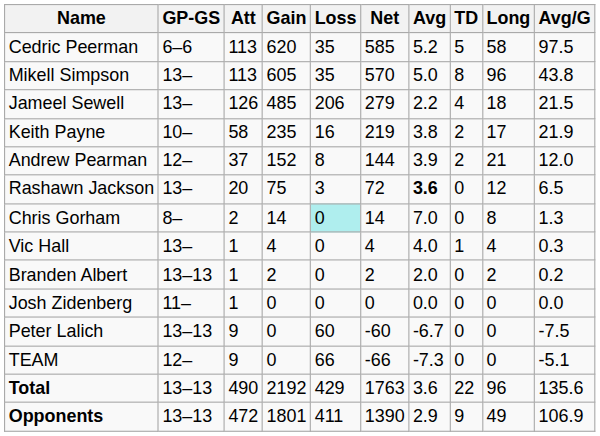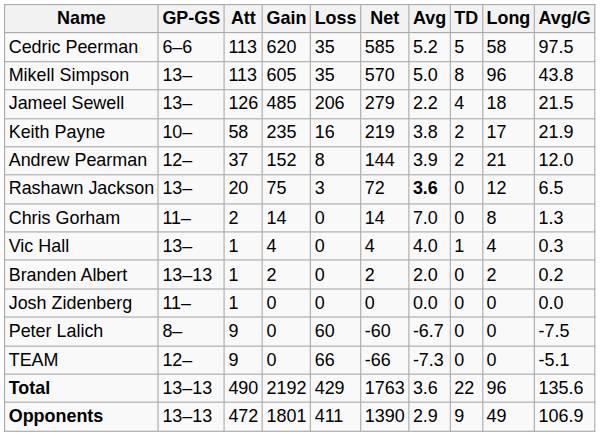(172, 217) 8– -> (177, 217) 11–
(320, 217) paleturquoise background -> (320, 217) no background
(187, 331) 13–13 -> (172, 331) 8–
